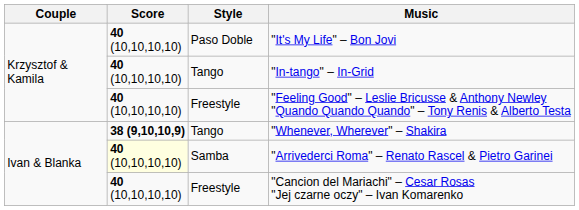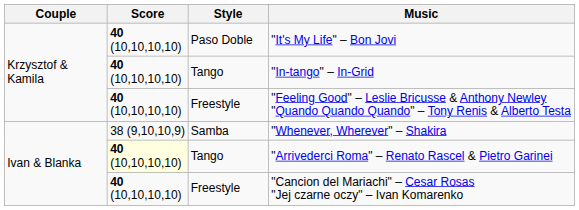(148, 130) bold -> (148, 130) normal
(207, 130) Tango -> (210, 130) Samba
(210, 156) Samba -> (207, 156) Tango
